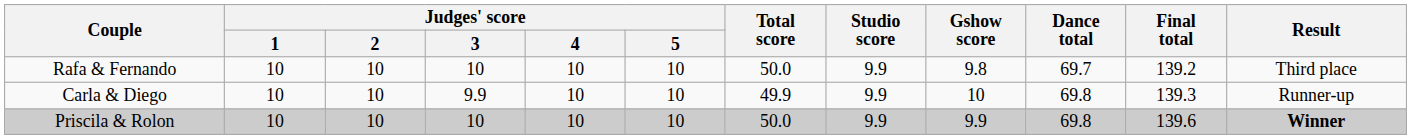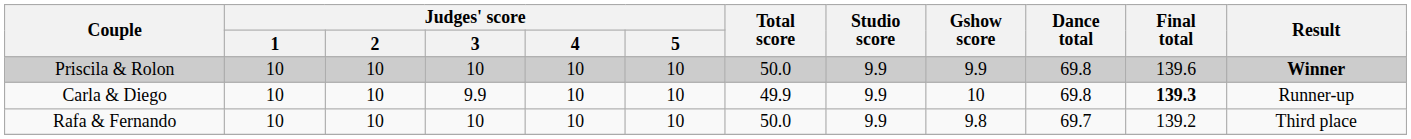rows swapped: (115, 69) <-> (115, 121)
(1176, 95) normal -> (1176, 95) bold
